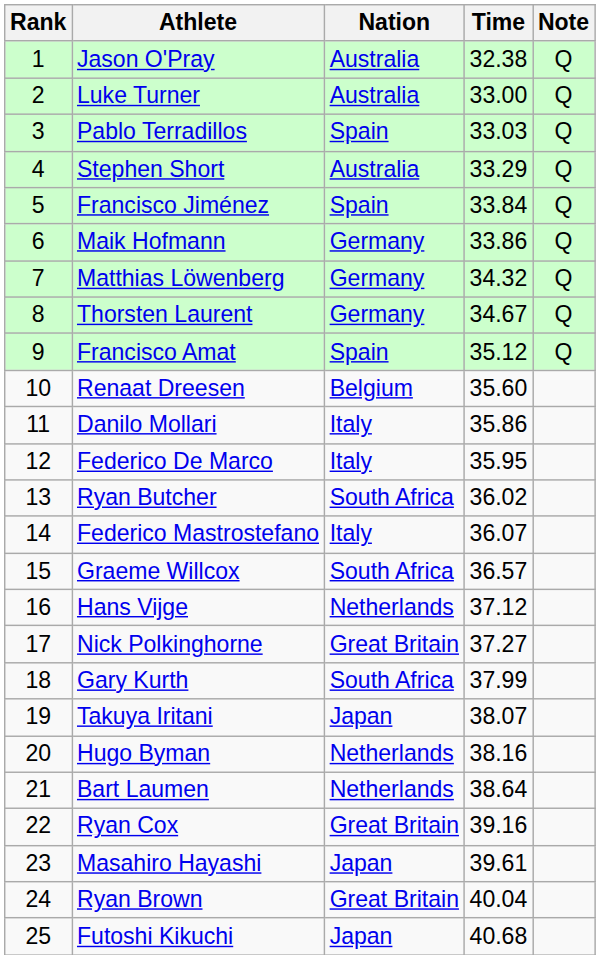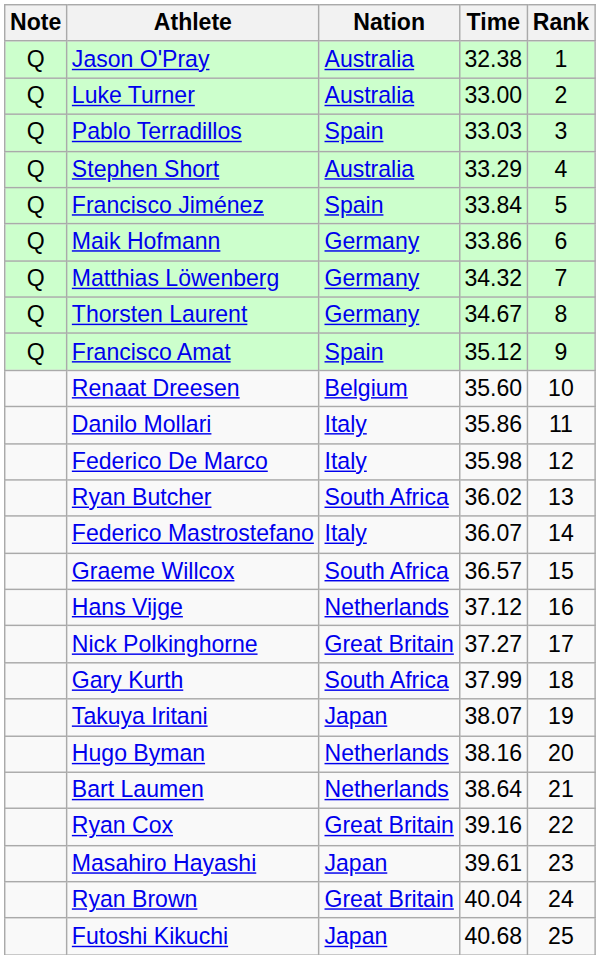columns swapped: (38, 22) <-> (563, 22)
(498, 461) 35.95 -> (493, 461) 35.98
